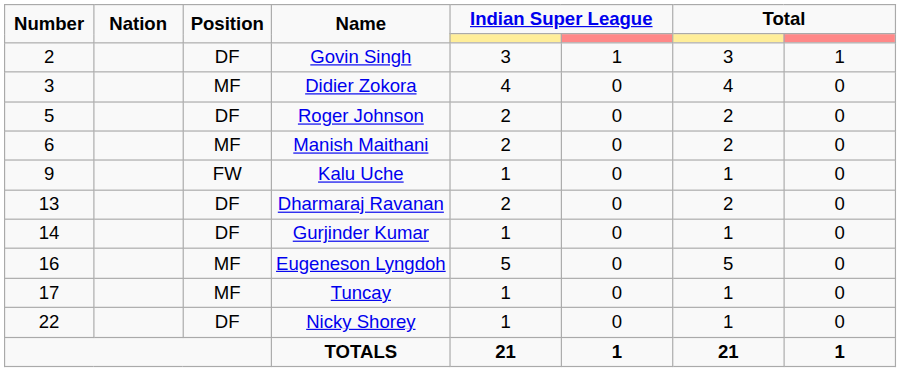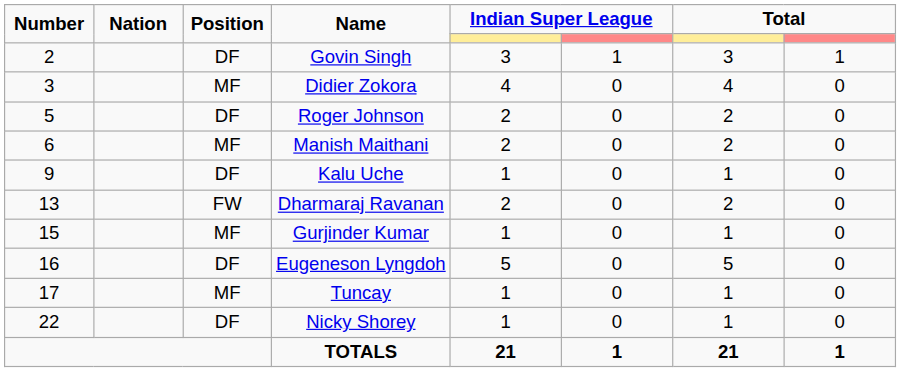(227, 174) FW -> (227, 174) DF
(227, 204) DF -> (227, 204) FW
(49, 233) 14 -> (49, 233) 15
(227, 233) DF -> (227, 233) MF
(227, 263) MF -> (227, 263) DF
